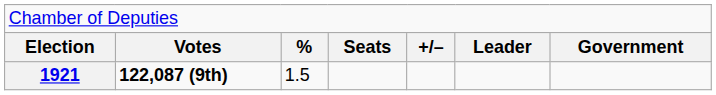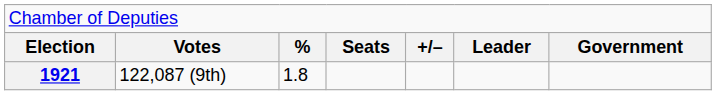(173, 75) bold -> (173, 75) normal
(297, 75) 1.5 -> (296, 75) 1.8
